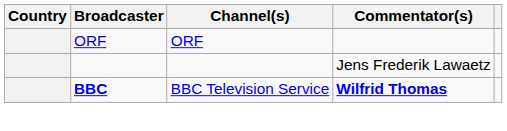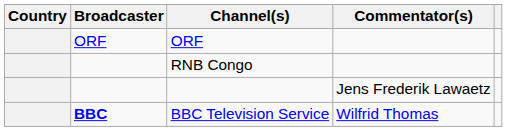+ row: (212, 65)
(392, 89) bold -> (387, 114) normal
